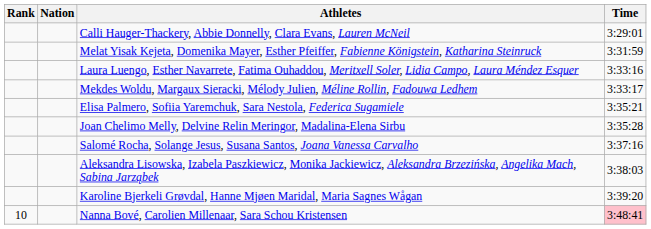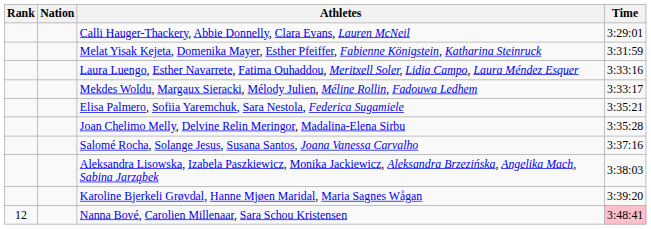(21, 214) 10 -> (21, 214) 12
